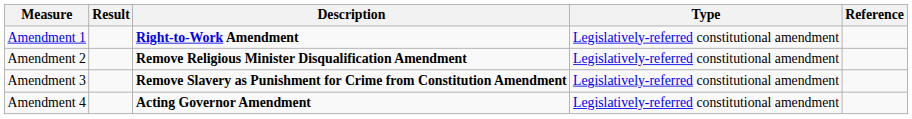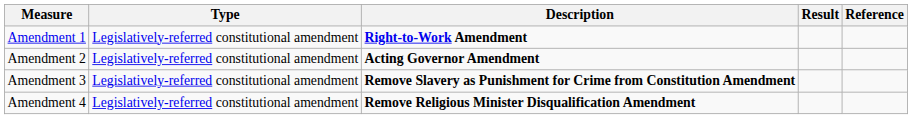columns swapped: (706, 15) <-> (111, 15)
(301, 59) Remove Religious Minister Disqualification Amendment -> (452, 59) Acting Governor Amendment
(223, 102) Acting Governor Amendment -> (530, 102) Remove Religious Minister Disqualification Amendment
